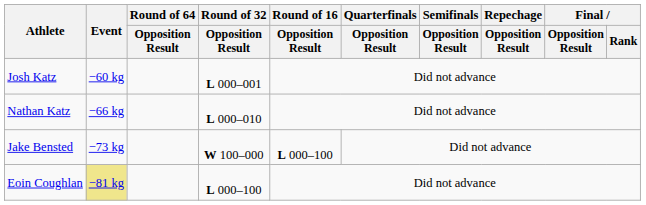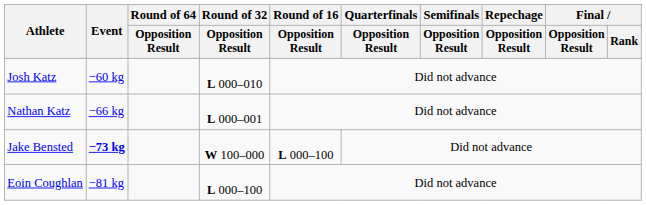(234, 84) L 000–001 -> (235, 84) L 000–010
(234, 119) L 000–010 -> (235, 119) L 000–001
(106, 147) normal -> (107, 147) bold
(106, 183) khaki background -> (106, 183) no background
